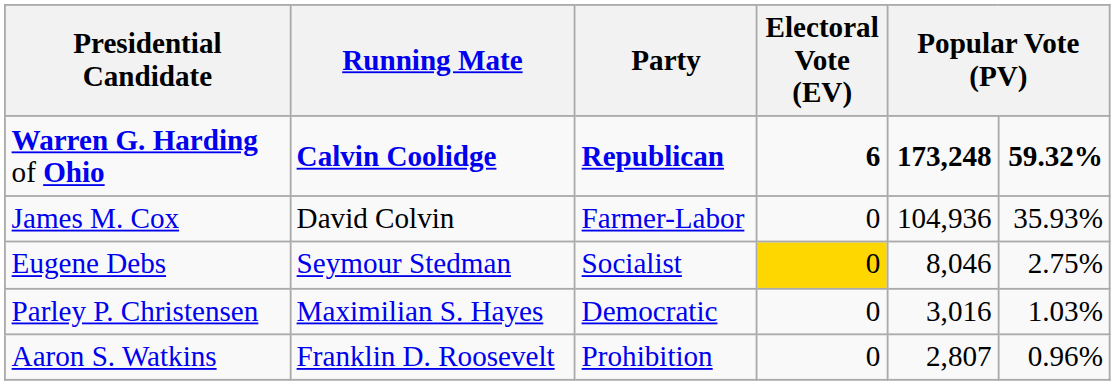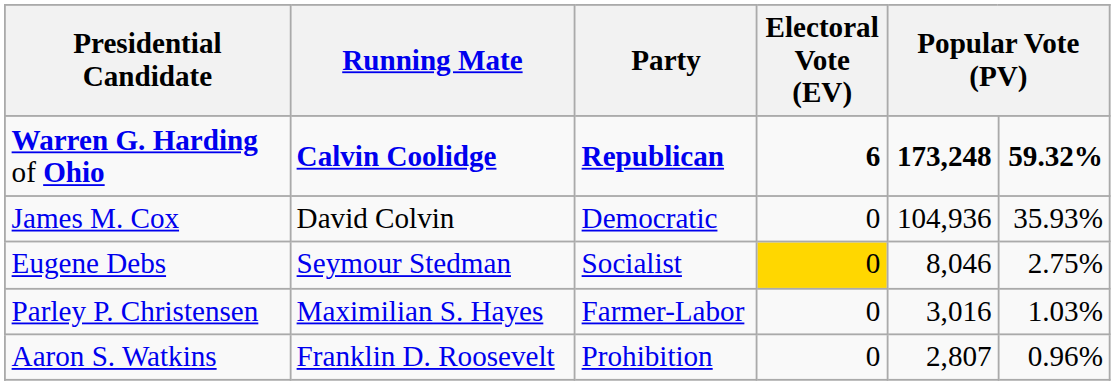(663, 218) Farmer-Labor -> (650, 218) Democratic
(650, 310) Democratic -> (663, 310) Farmer-Labor
